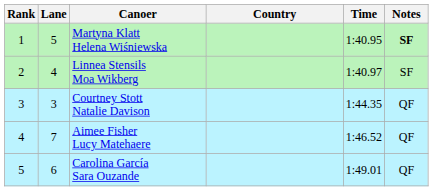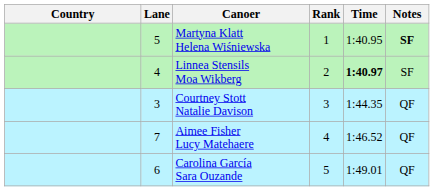columns swapped: (21, 14) <-> (275, 14)
(364, 72) normal -> (364, 72) bold
